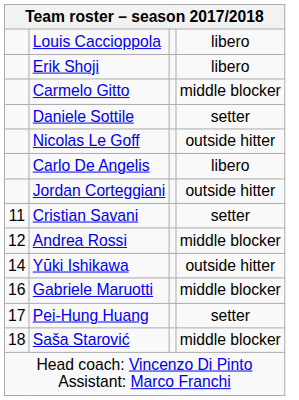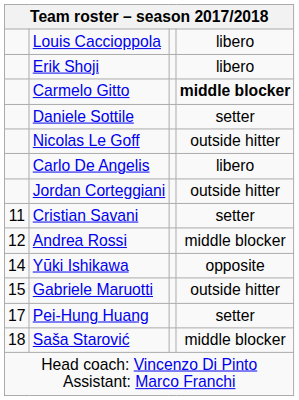(230, 91) normal -> (235, 91) bold
(230, 265) outside hitter -> (235, 265) opposite
(17, 290) 16 -> (17, 290) 15
(230, 290) middle blocker -> (235, 290) outside hitter
